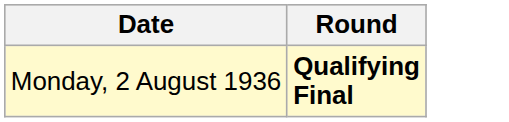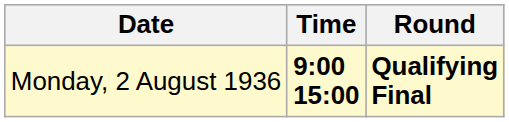+ column: (326, 25)
